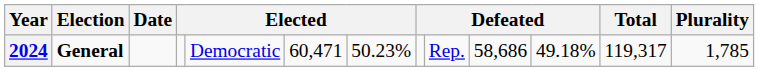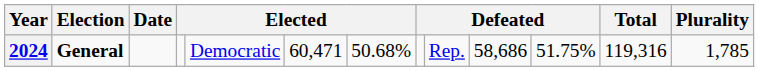(381, 50) 50.23% -> (381, 50) 50.68%
(566, 50) 49.18% -> (566, 50) 51.75%
(636, 50) 119,317 -> (636, 50) 119,316
